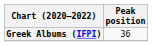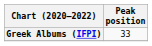(125, 34) 36 -> (125, 34) 33
